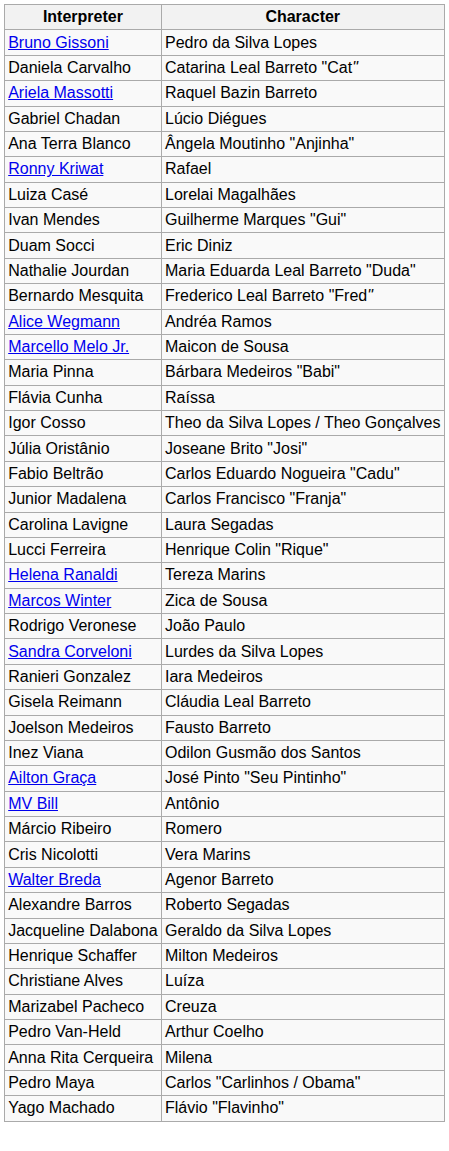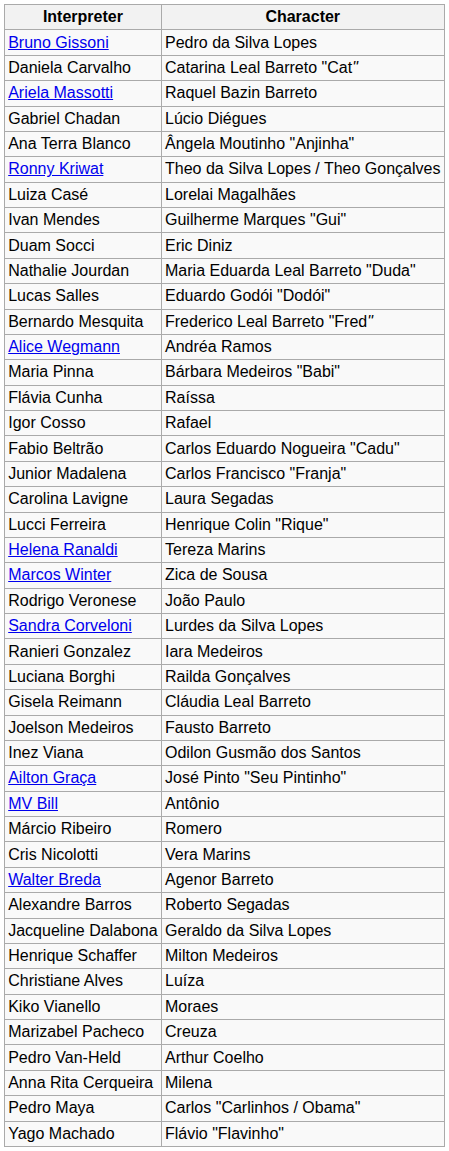(188, 169) Rafael -> (303, 169) Theo da Silva Lopes / Theo Gonçalves
+ row: (54, 296)
- row: (69, 347)
(303, 423) Theo da Silva Lopes / Theo Gonçalves -> (188, 423) Rafael
- row: (59, 448)
+ row: (62, 676)
+ row: (54, 1006)
